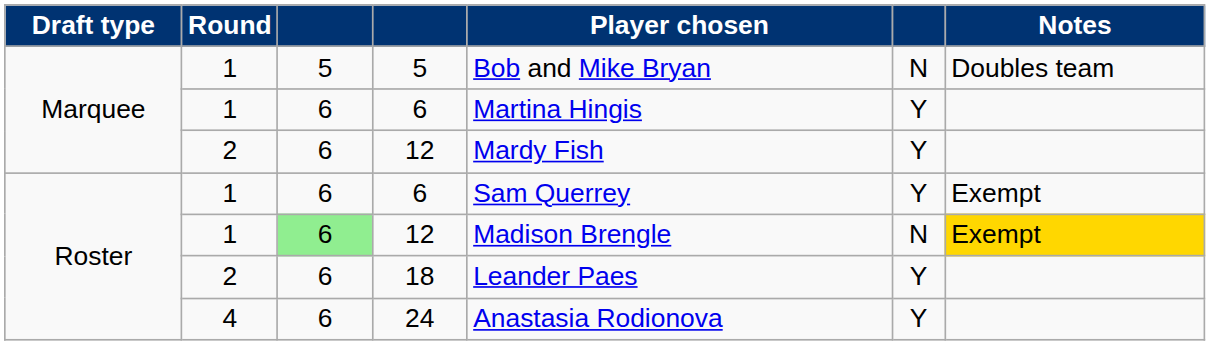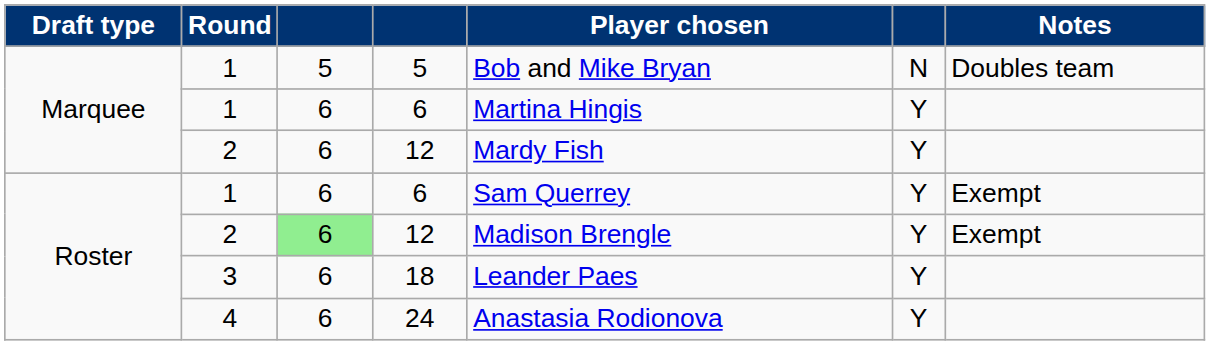(230, 234) 1 -> (230, 234) 2
(918, 234) N -> (918, 234) Y
(996, 234) gold background -> (996, 234) no background
(230, 276) 2 -> (230, 276) 3
